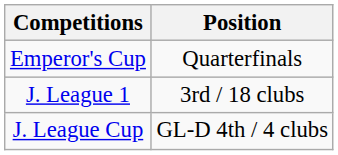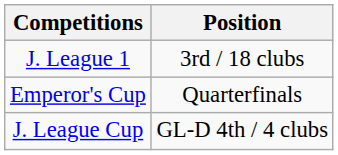rows swapped: (78, 94) <-> (78, 58)
